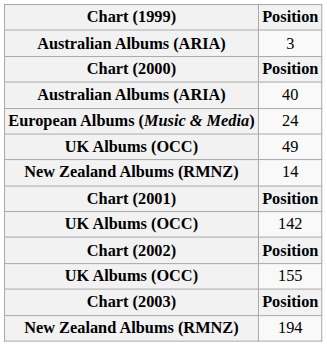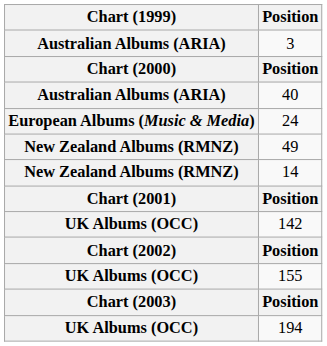(131, 146) UK Albums (OCC) -> (131, 146) New Zealand Albums (RMNZ)
(131, 328) New Zealand Albums (RMNZ) -> (131, 328) UK Albums (OCC)
